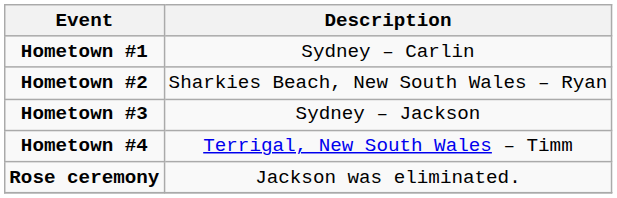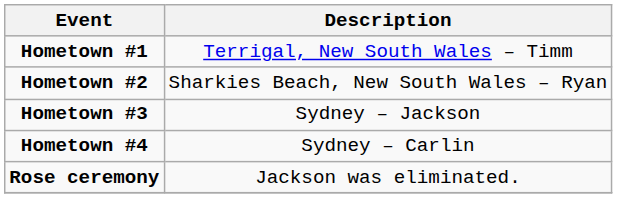(388, 52) Sydney – Carlin -> (388, 52) Terrigal, New South Wales – Timm
(388, 146) Terrigal, New South Wales – Timm -> (388, 146) Sydney – Carlin
